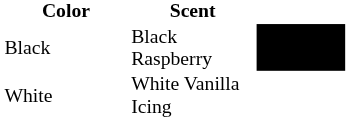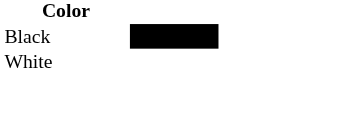- column: (193, 10)
